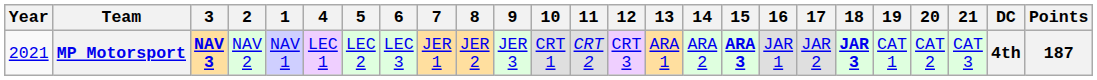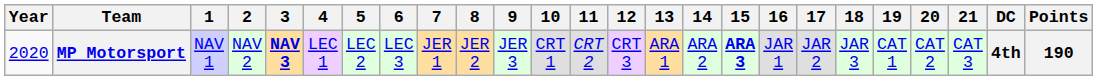columns swapped: (285, 18) <-> (209, 18)
(29, 53) 2021 -> (29, 53) 2020
(854, 53) bold -> (854, 53) normal
(1059, 53) 187 -> (1059, 53) 190
